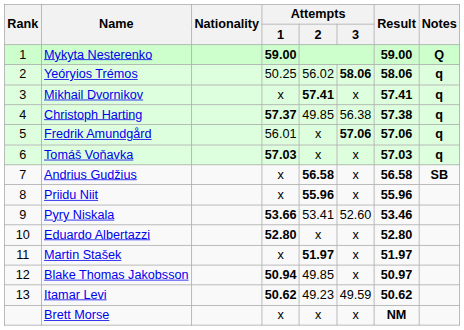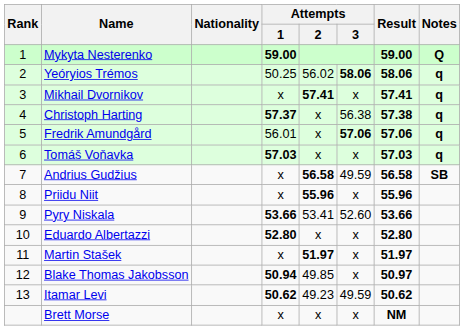(318, 114) 49.85 -> (318, 114) x
(356, 174) x -> (356, 174) 49.59
(397, 214) 53.46 -> (397, 214) 53.66
